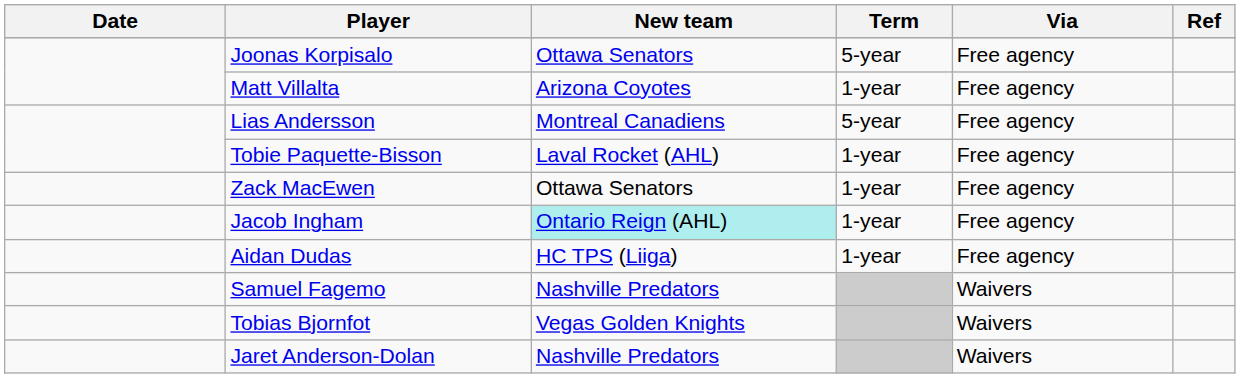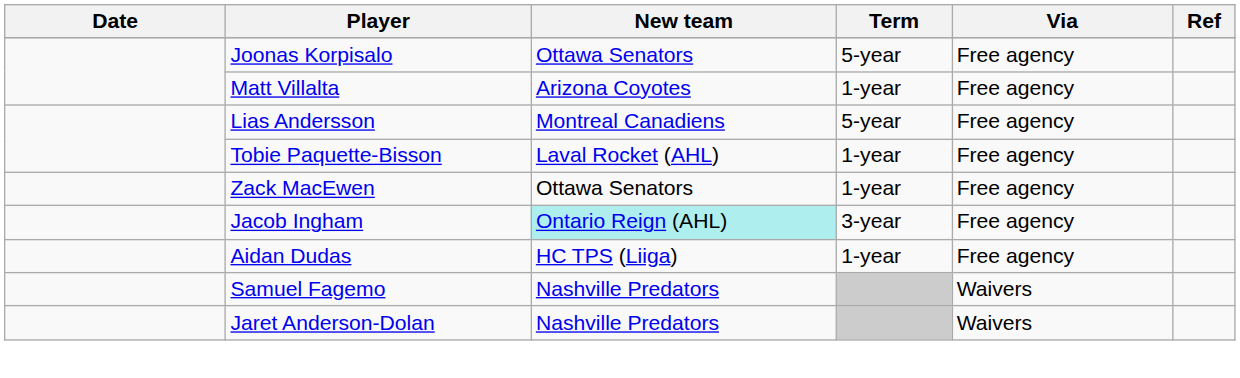(871, 222) 1-year -> (871, 222) 3-year
- row: (300, 322)
